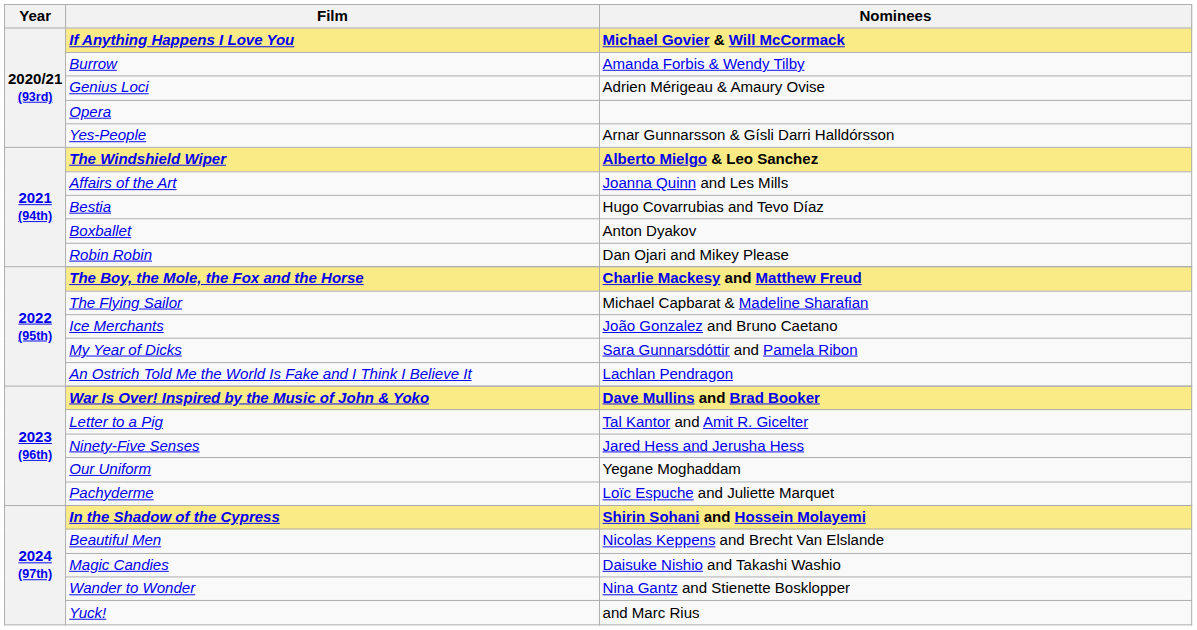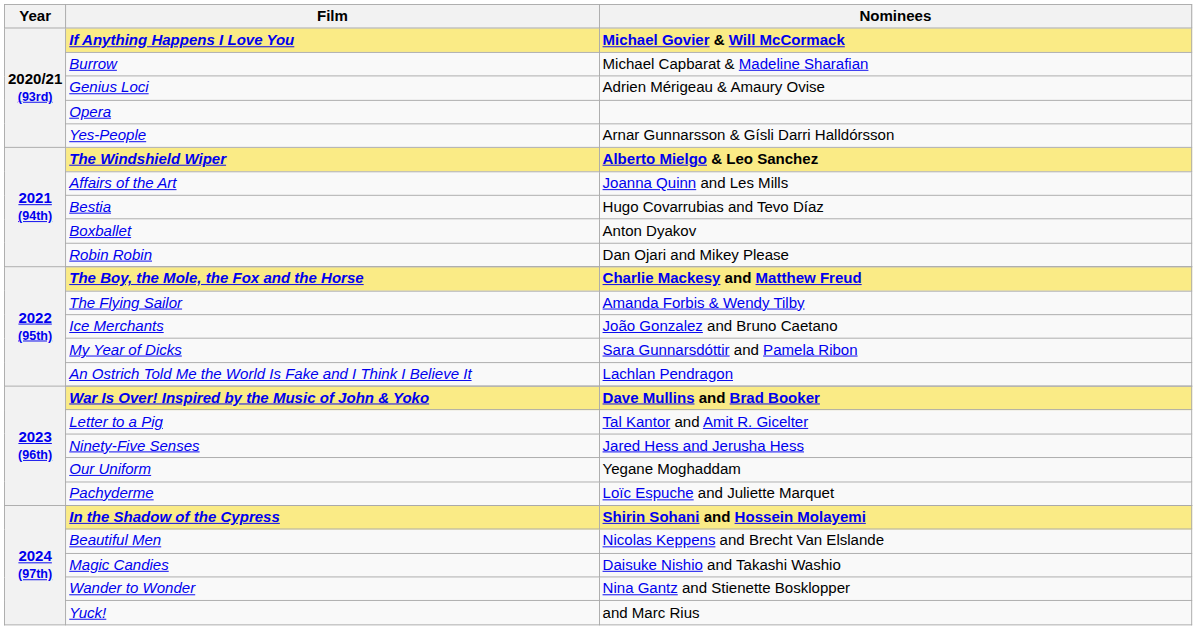(704, 64) Amanda Forbis & Wendy Tilby -> (735, 64) Michael Capbarat & Madeline Sharafian
(735, 302) Michael Capbarat & Madeline Sharafian -> (704, 302) Amanda Forbis & Wendy Tilby
